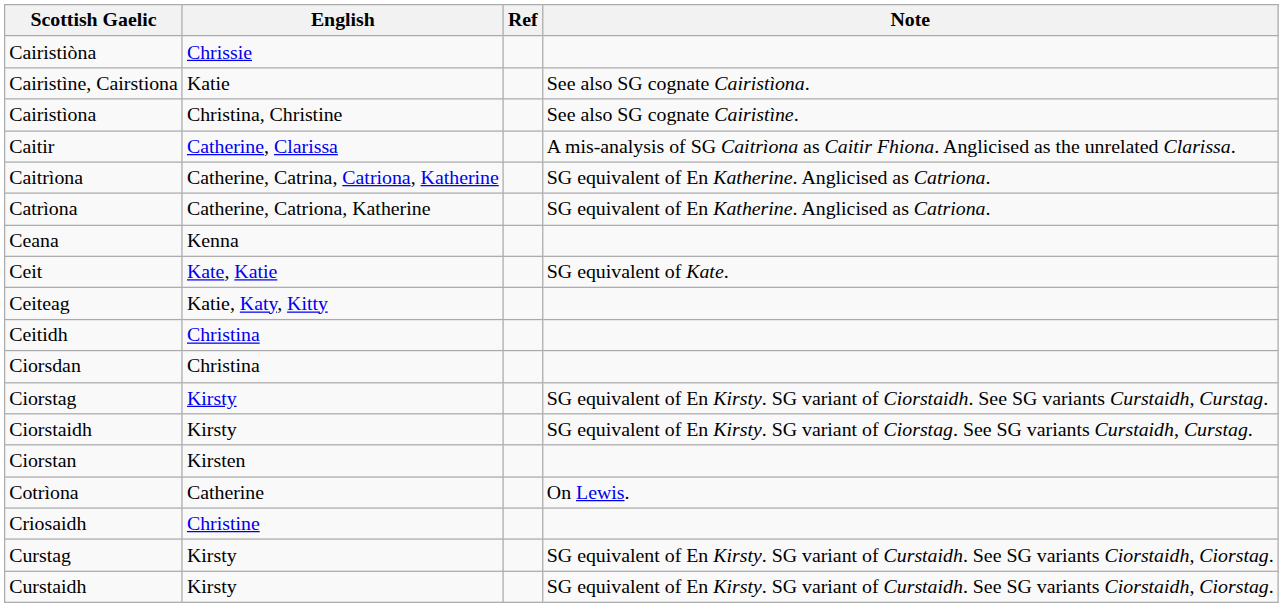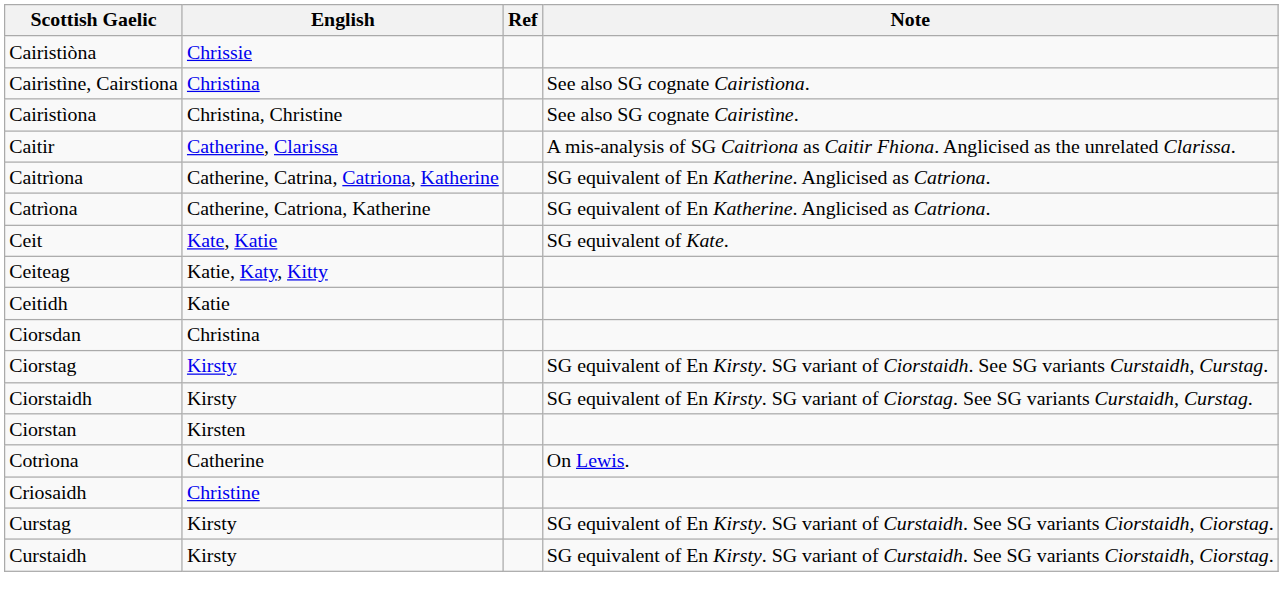(208, 83) Katie -> (223, 83) Christina
- row: (34, 240)
(223, 334) Christina -> (208, 303) Katie
